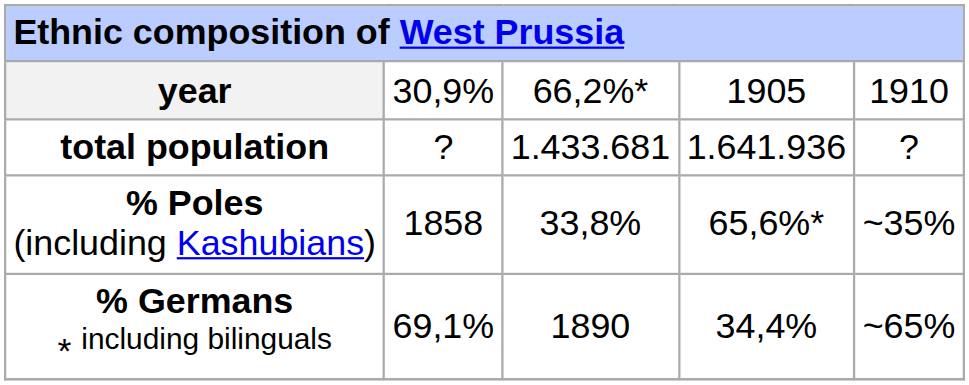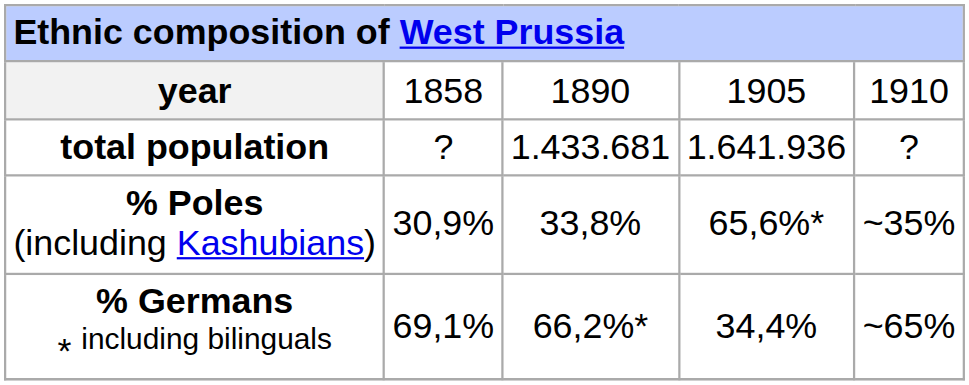(443, 89) 30,9% -> (443, 89) 1858
(590, 89) 66,2%* -> (590, 89) 1890
(443, 223) 1858 -> (443, 223) 30,9%
(590, 325) 1890 -> (590, 325) 66,2%*
